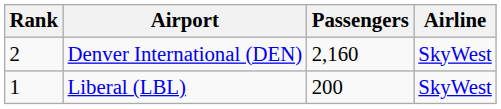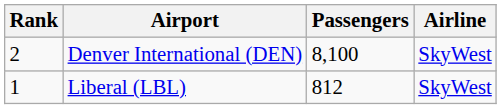(335, 53) 2,160 -> (335, 53) 8,100
(327, 86) 200 -> (327, 86) 812
